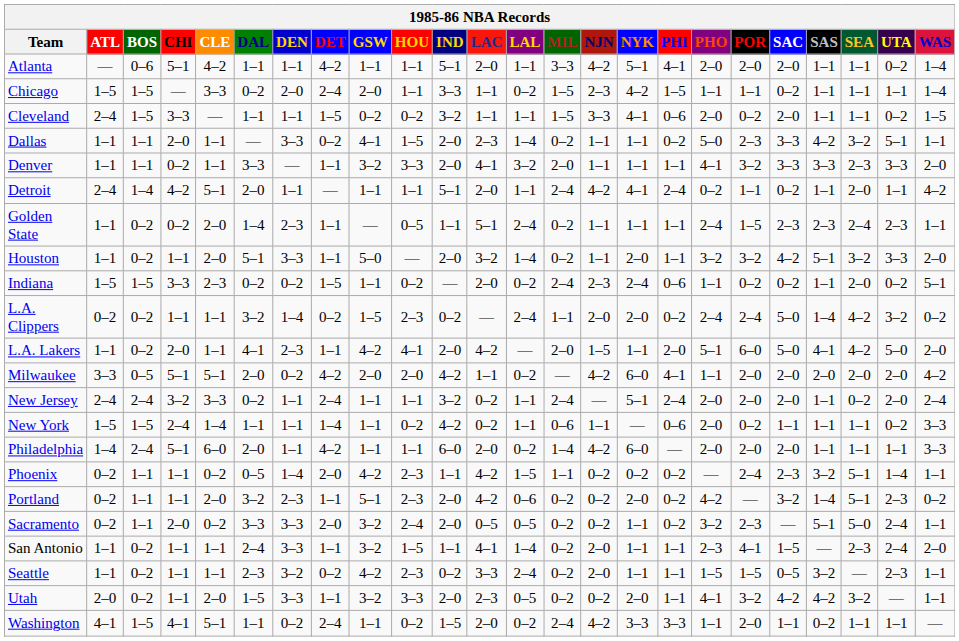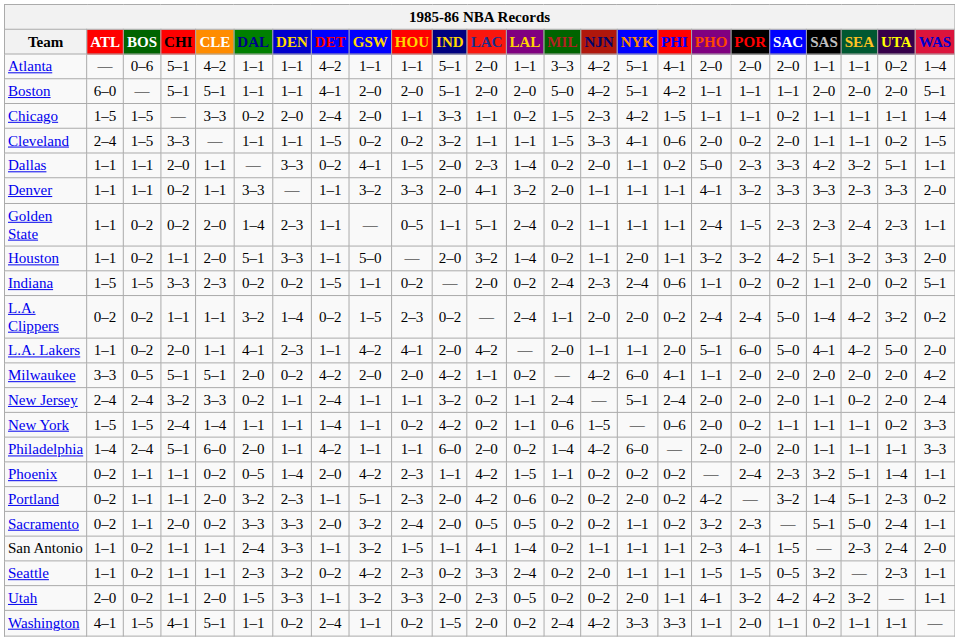+ row: (29, 91)
(599, 141) 1–1 -> (599, 165) 2–0
- row: (29, 190)
(599, 350) 1–5 -> (599, 350) 1–1
(599, 424) 1–1 -> (599, 424) 1–5
(599, 548) 2–0 -> (599, 548) 1–1
